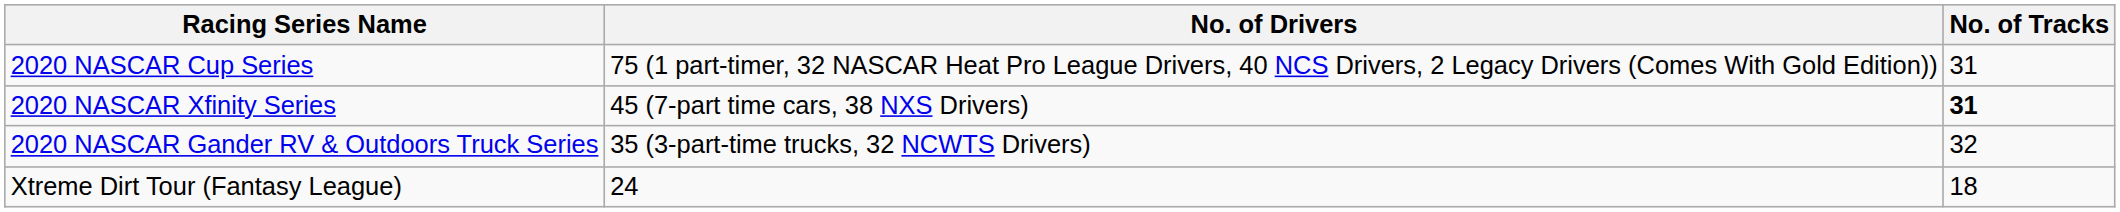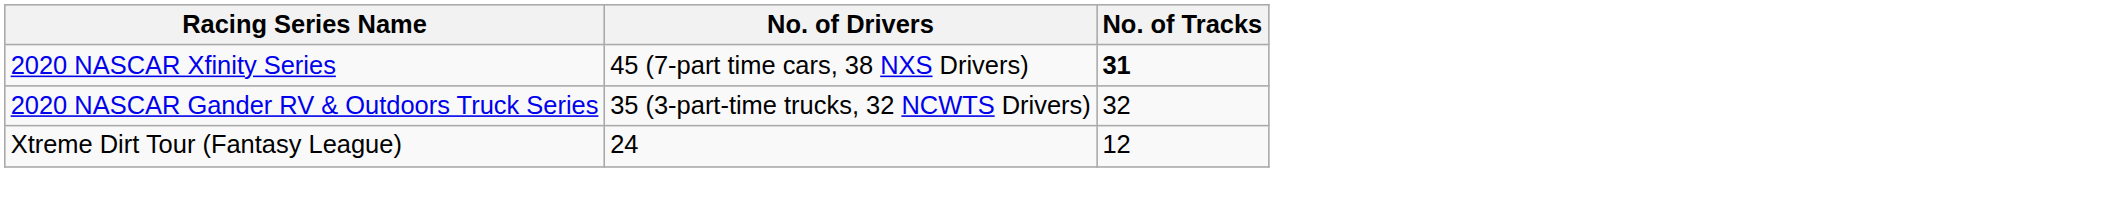- row: (162, 65)
(1964, 186) 18 -> (1117, 145) 12
